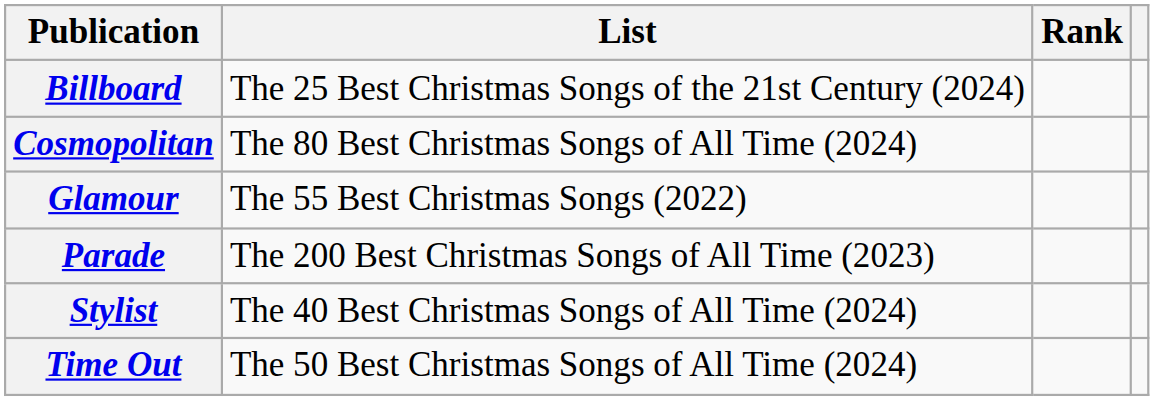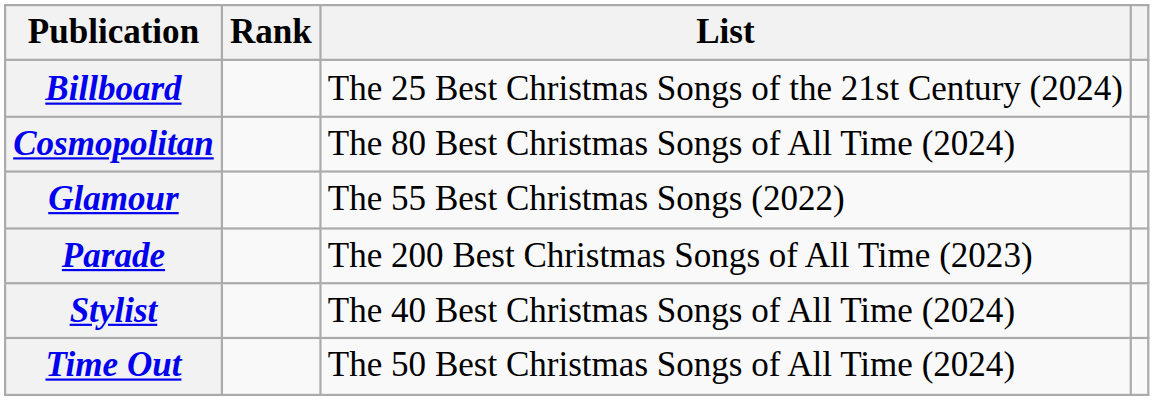columns swapped: (627, 32) <-> (1082, 32)
